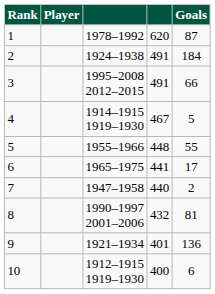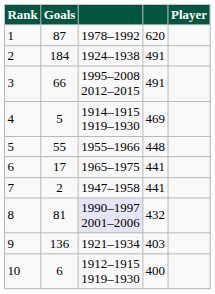columns swapped: (62, 14) <-> (191, 14)
(160, 118) 467 -> (155, 118) 469
(160, 187) 440 -> (155, 187) 441
(115, 215) no background -> (110, 215) lavender background
(160, 243) 401 -> (155, 243) 403
